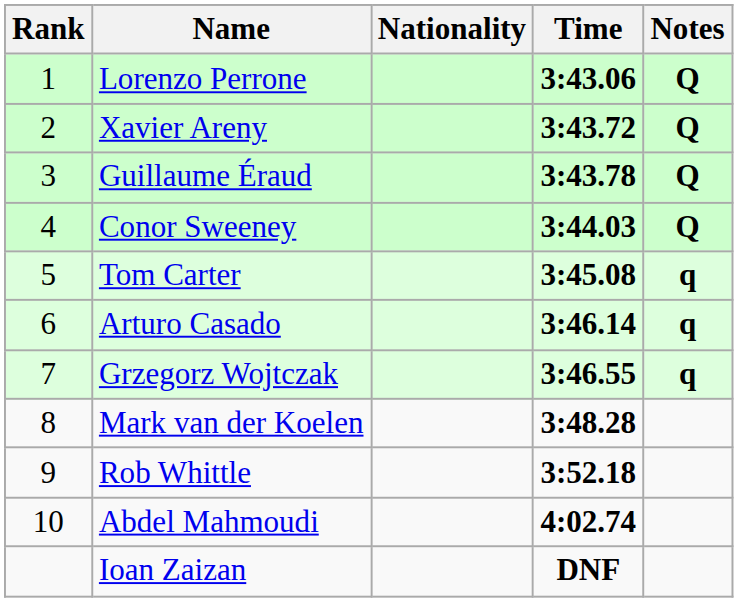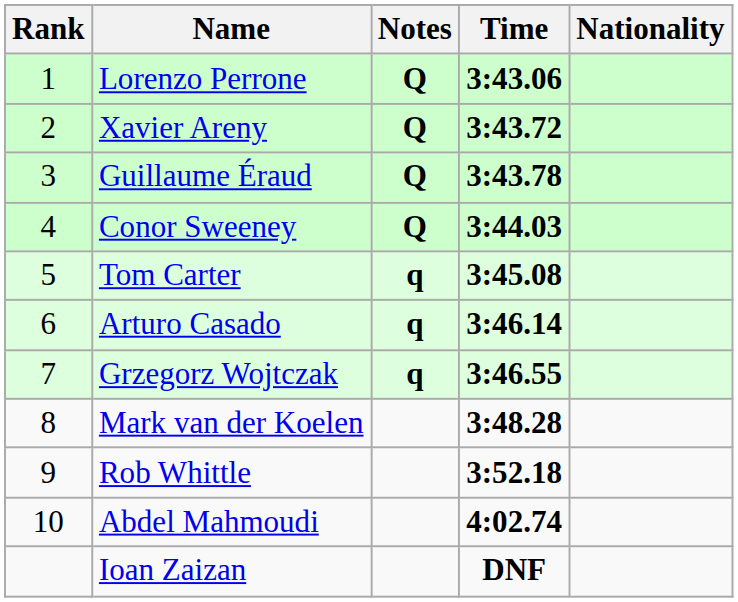columns swapped: (452, 29) <-> (688, 29)
